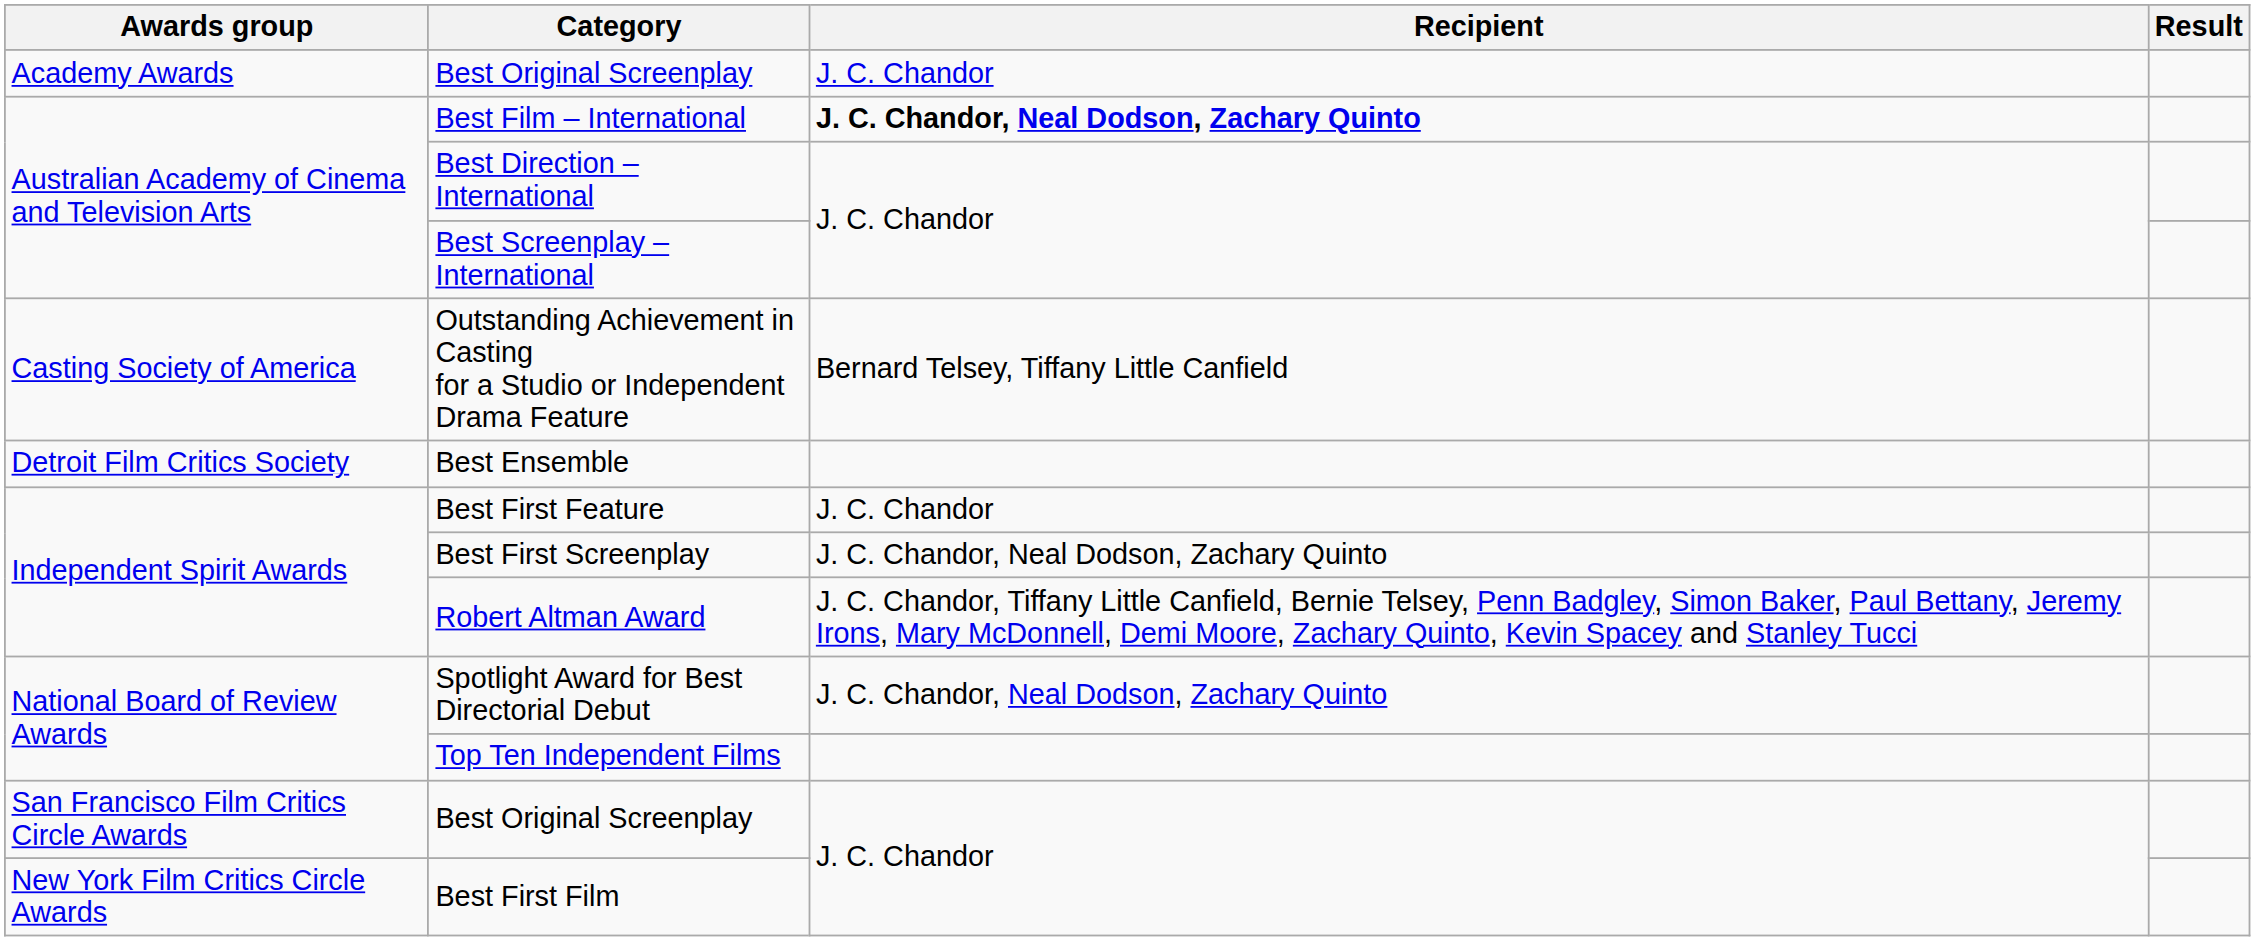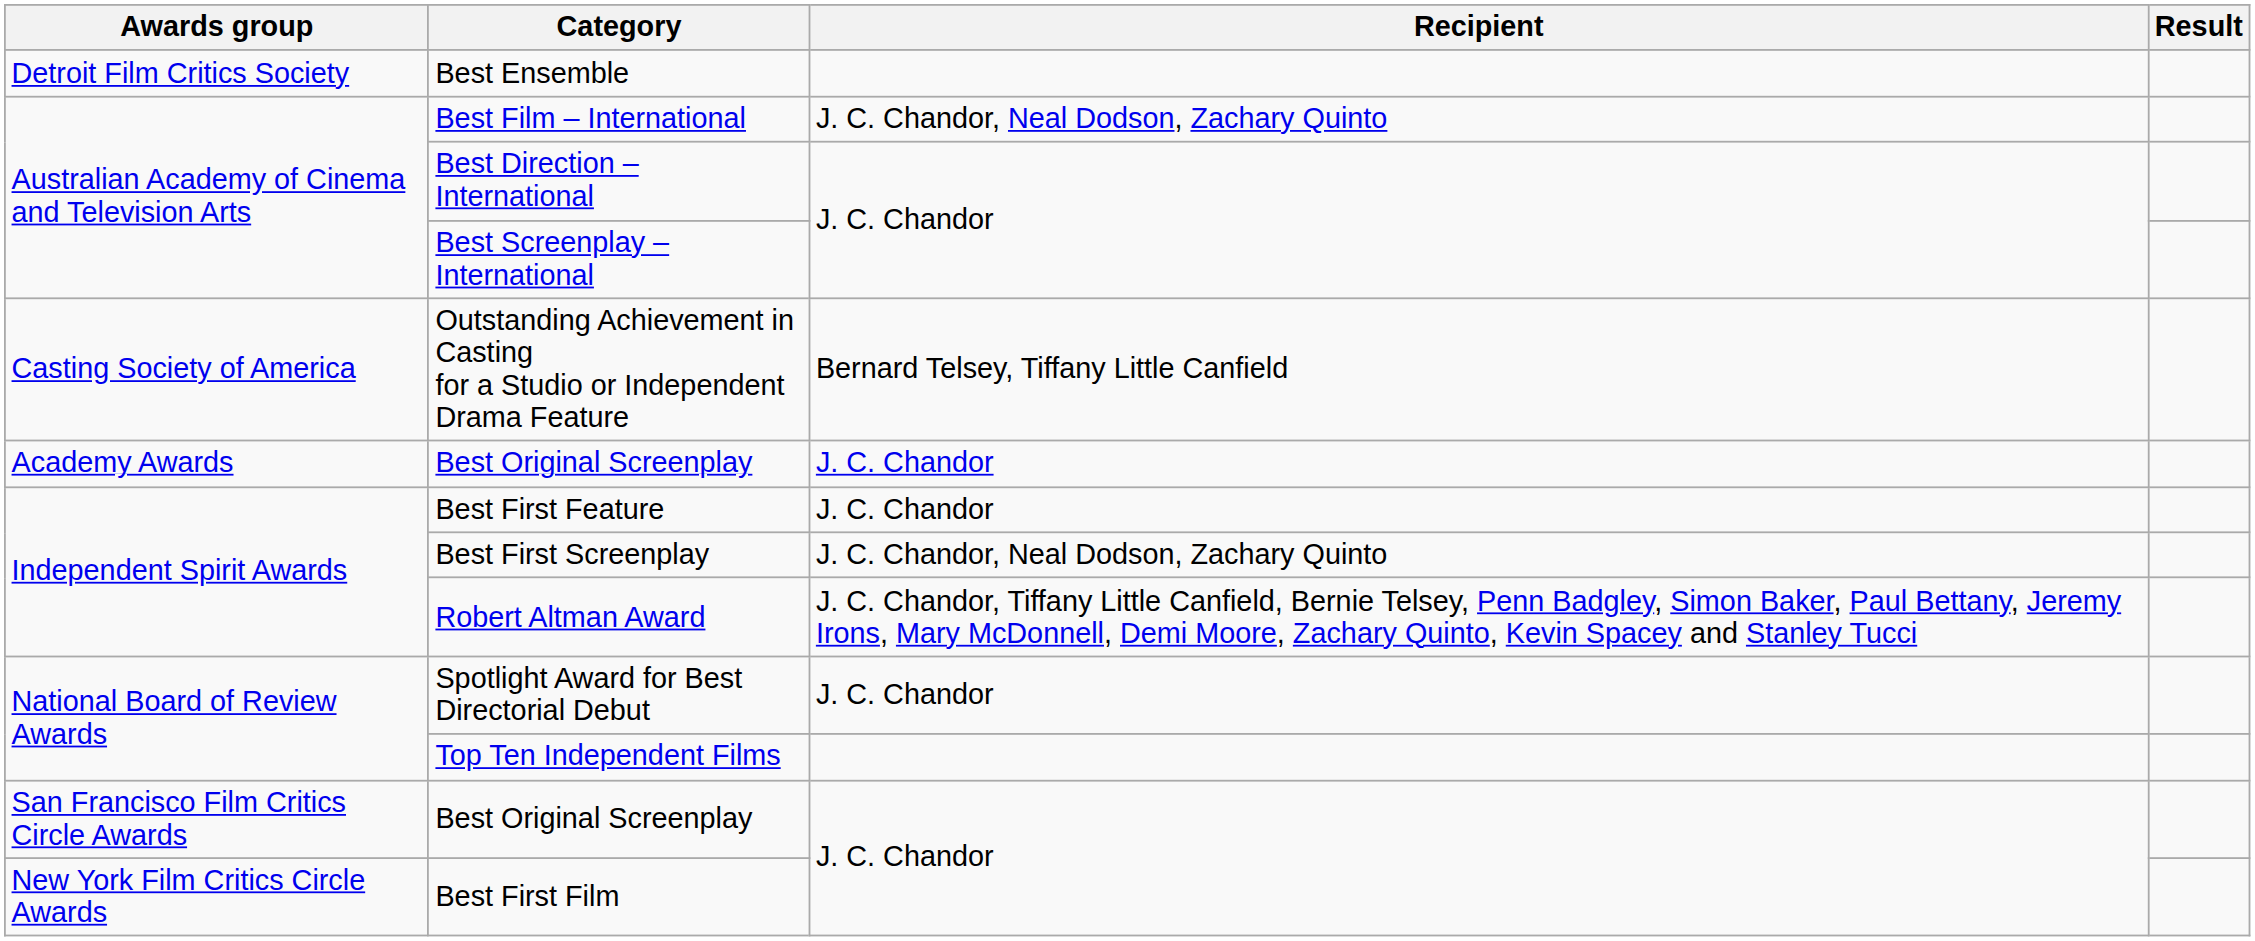rows swapped: (123, 73) <-> (180, 463)
(1118, 118) bold -> (1102, 118) normal
(1102, 694) J. C. Chandor, Neal Dodson, Zachary Quinto -> (905, 694) J. C. Chandor
